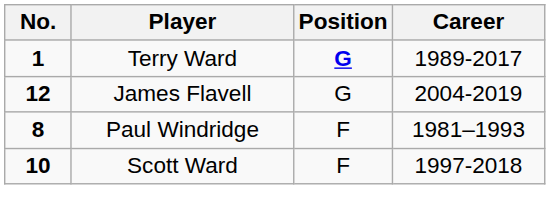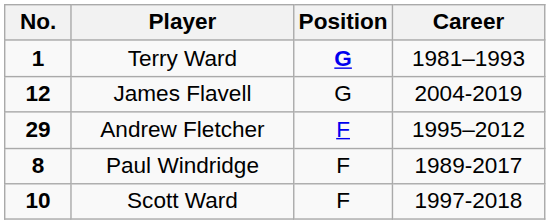(468, 58) 1989-2017 -> (468, 58) 1981–1993
+ row: (182, 129)
(468, 129) 1981–1993 -> (468, 165) 1989-2017
